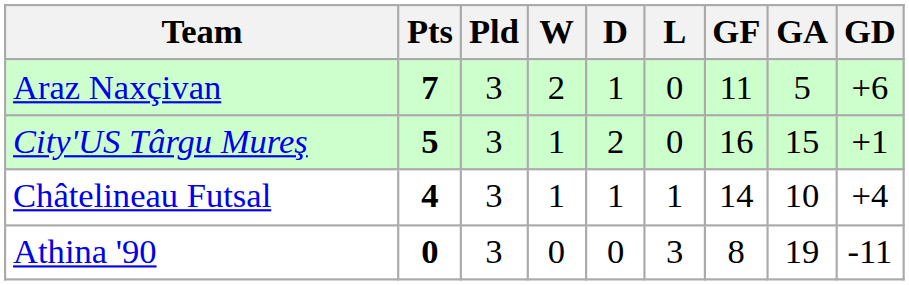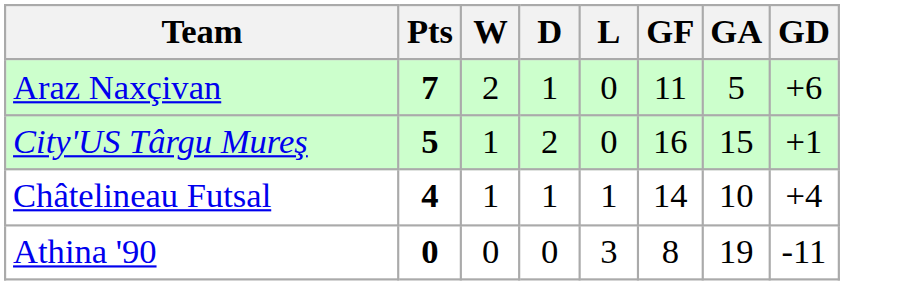- column: (494, 31)
